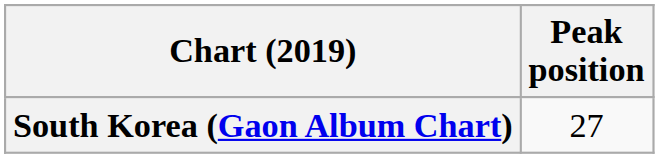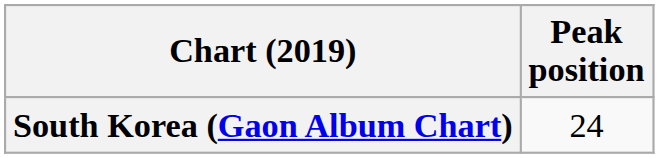(587, 124) 27 -> (587, 124) 24
